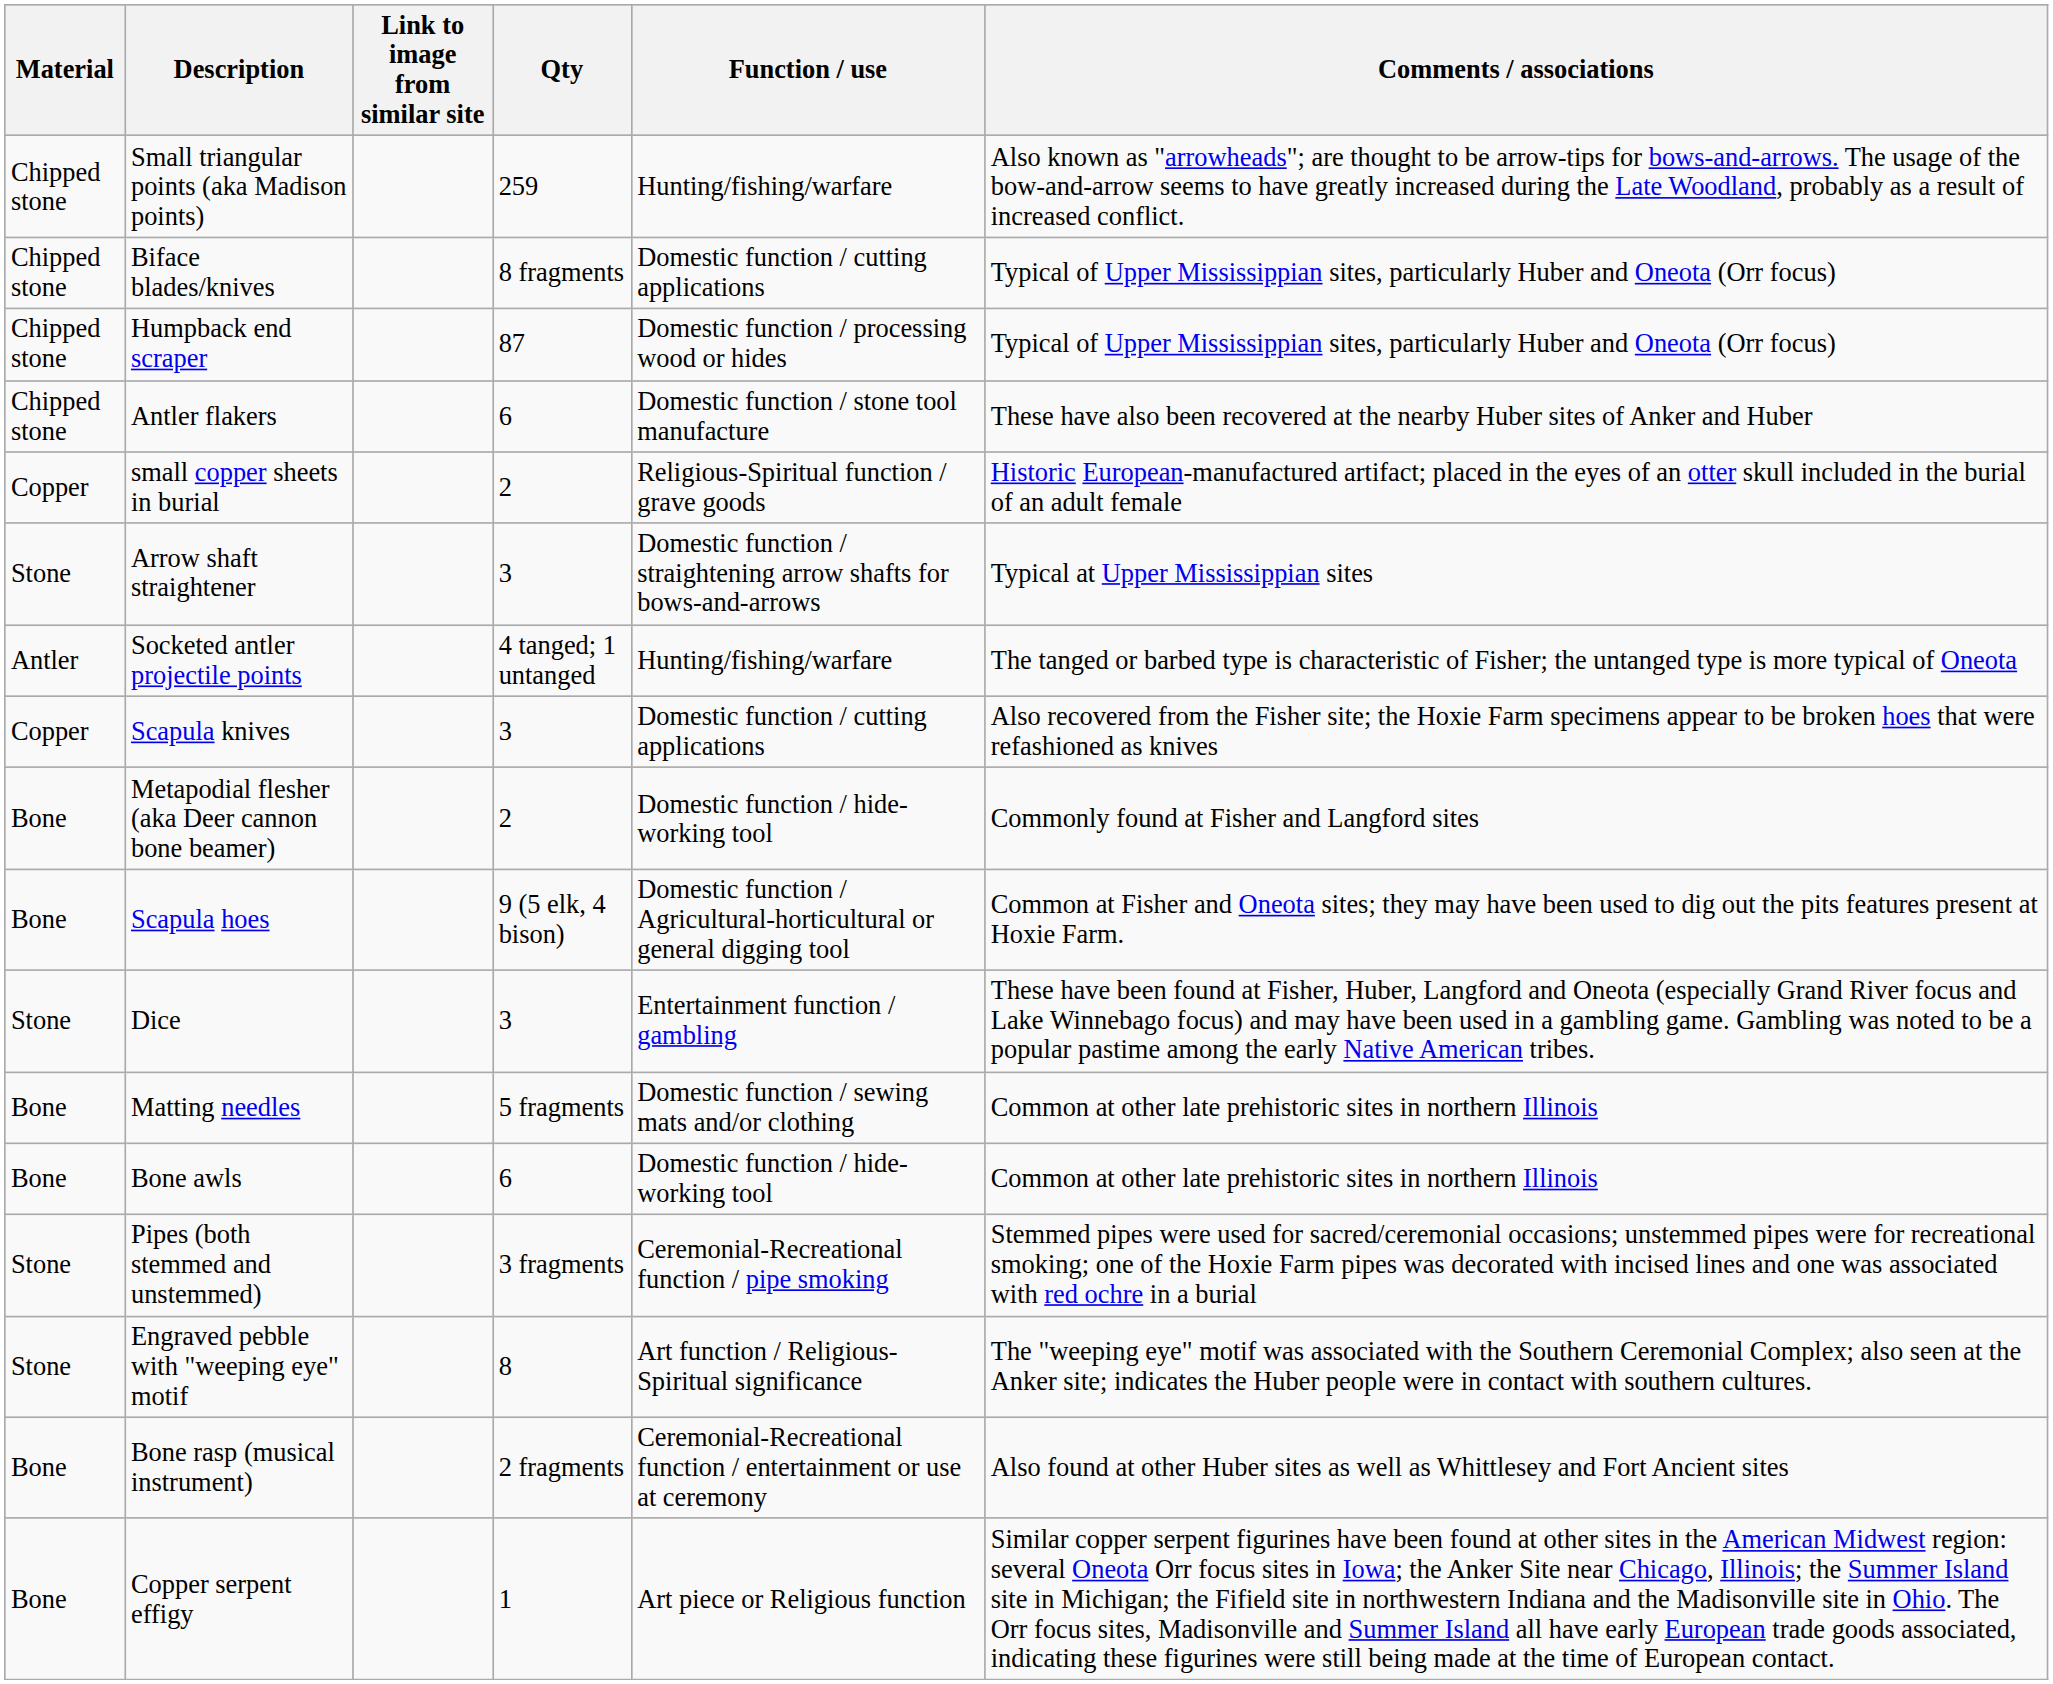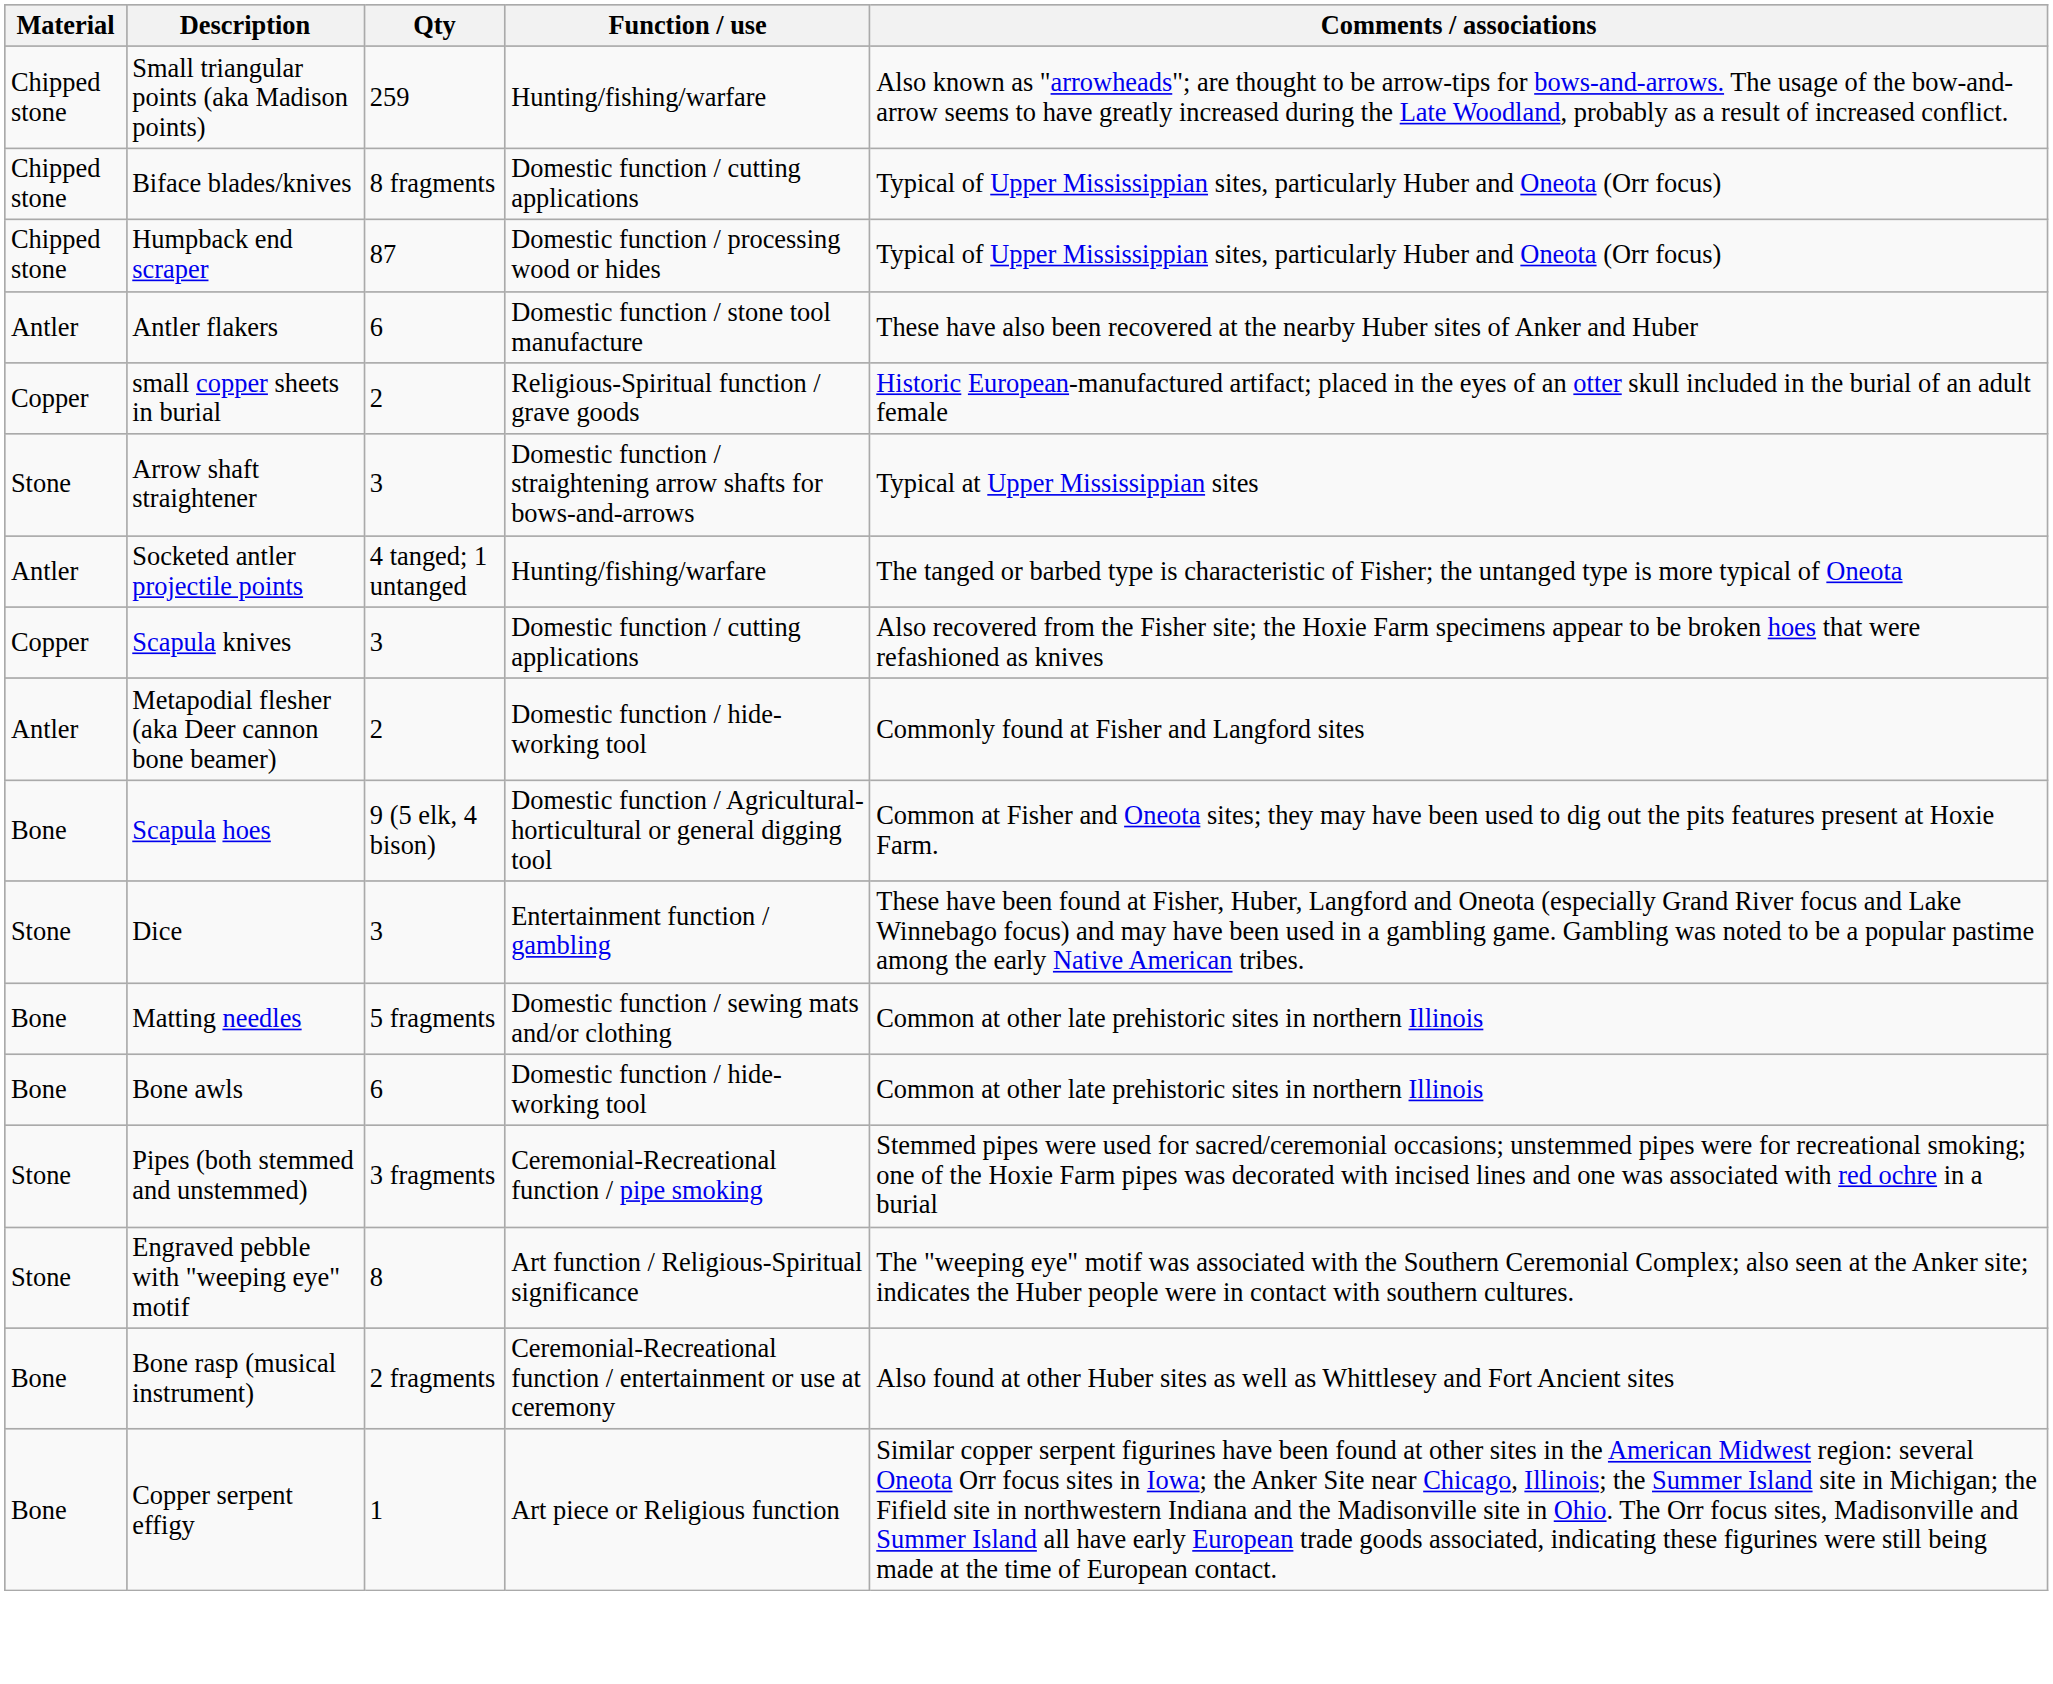- column: (423, 69)
(56, 415) Chipped stone -> (45, 326) Antler
(39, 818) Bone -> (45, 728) Antler
